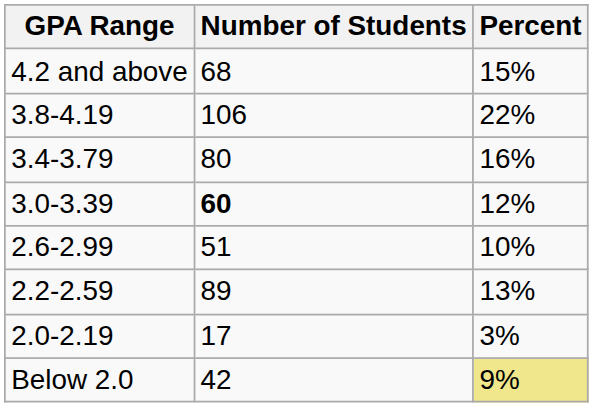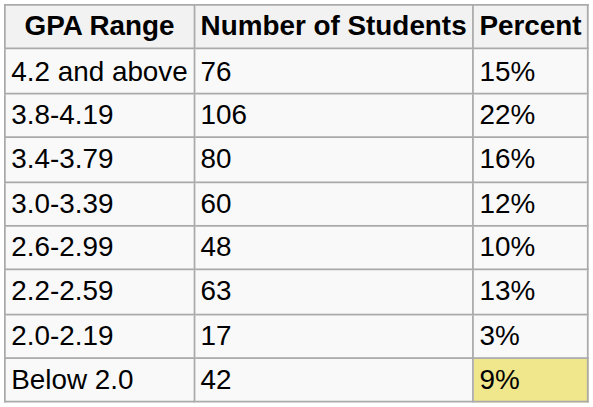(216, 70) 68 -> (216, 70) 76
(216, 203) bold -> (216, 203) normal
(216, 247) 51 -> (216, 247) 48
(216, 291) 89 -> (216, 291) 63
